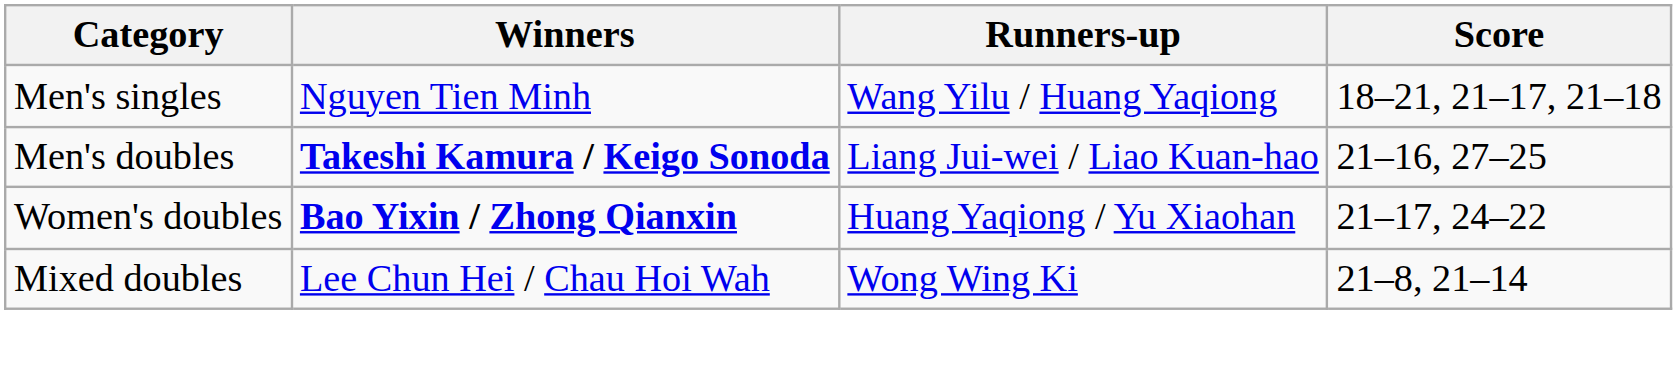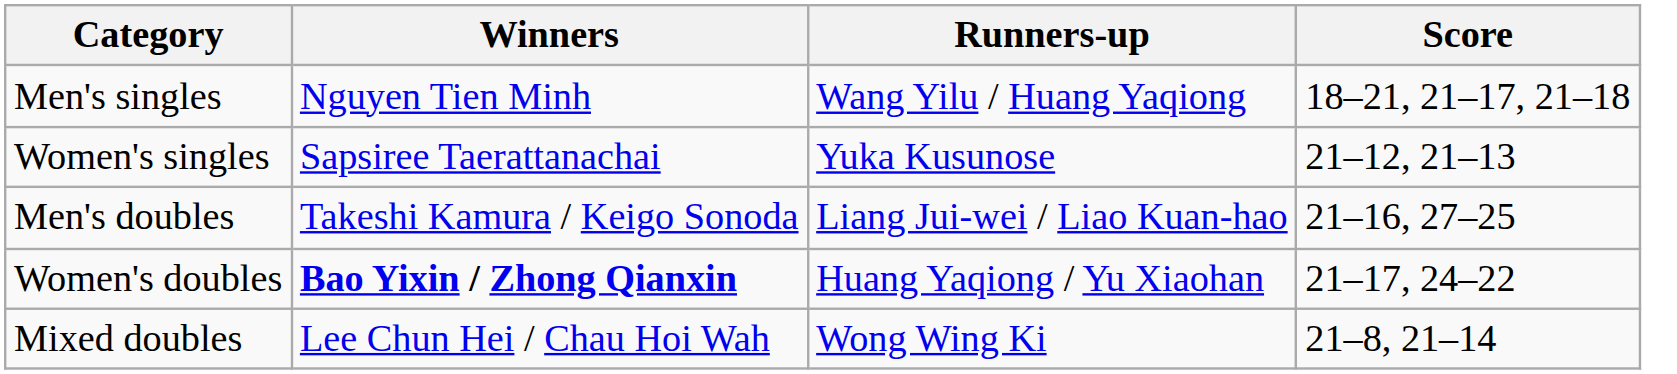+ row: (142, 156)
(565, 156) bold -> (549, 216) normal
